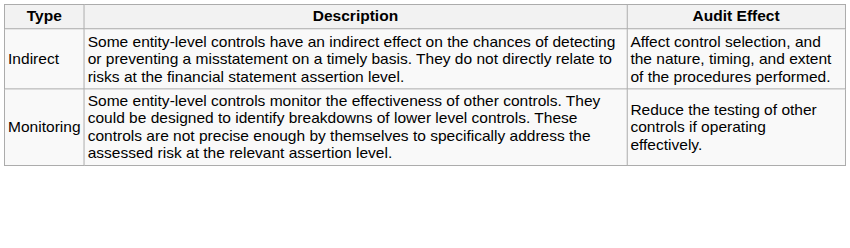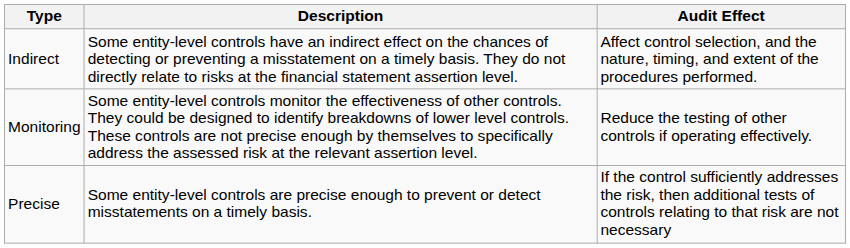+ row: (34, 204)
